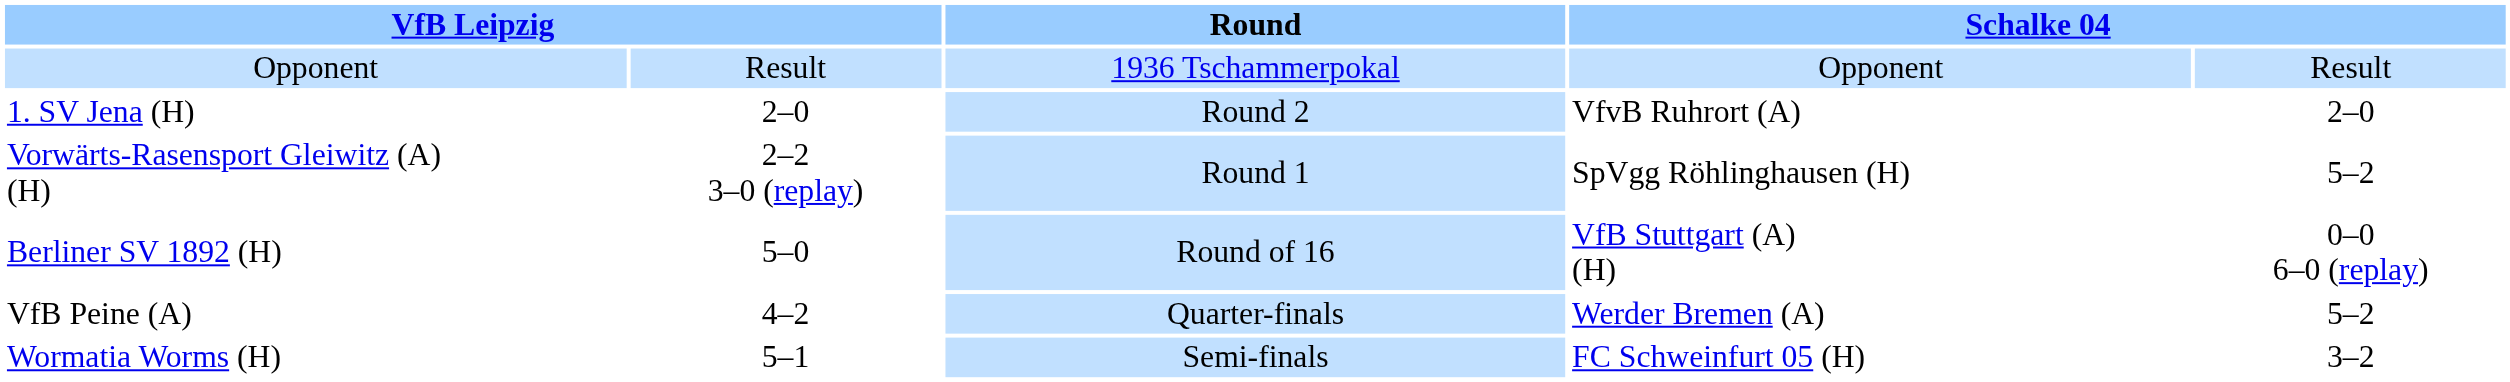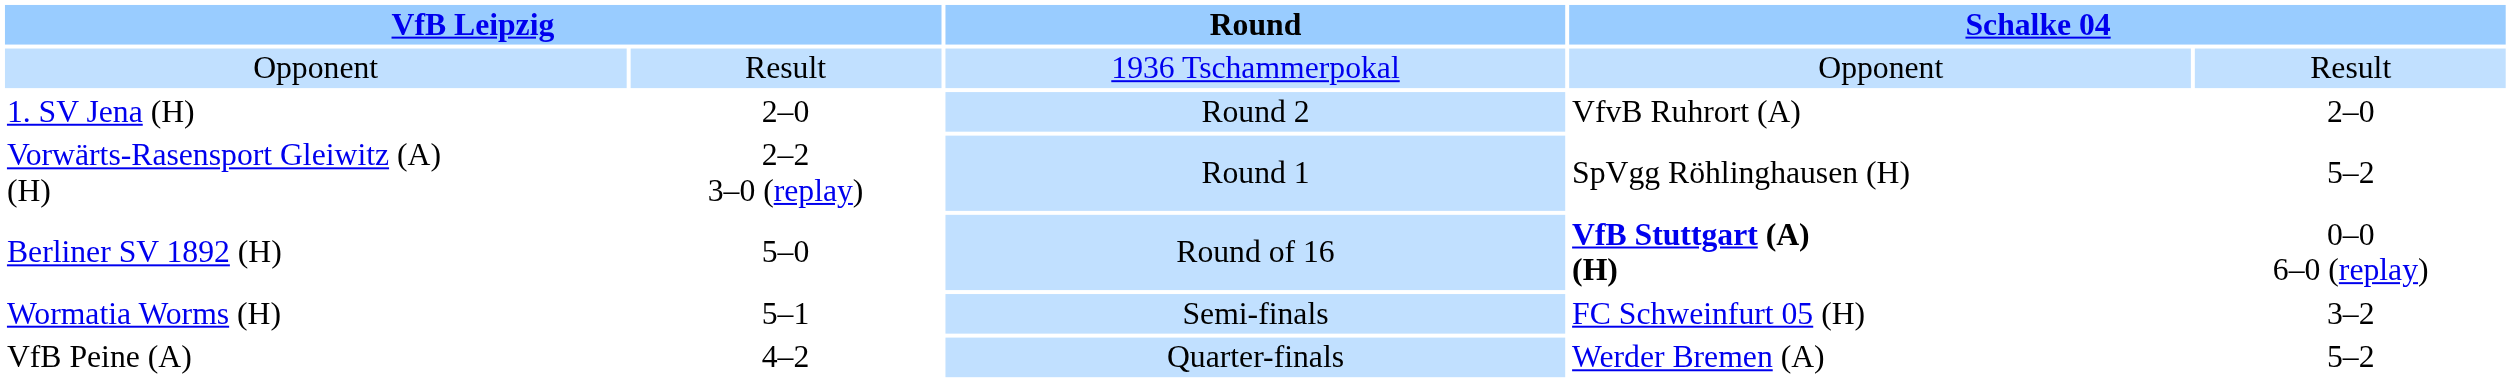(1684, 251) normal -> (1691, 251) bold
rows swapped: (99, 313) <-> (144, 356)
